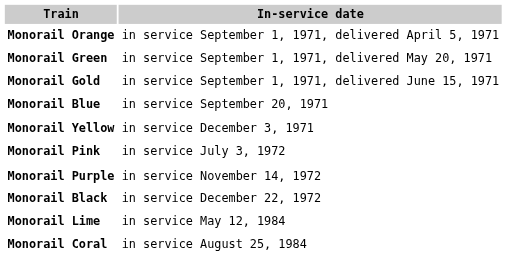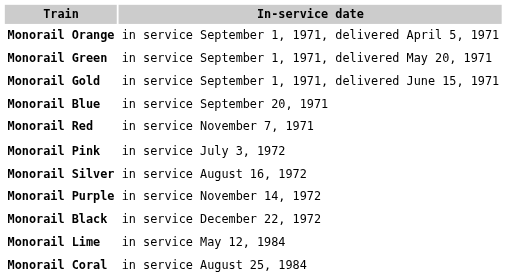+ row: (50, 126)
- row: (61, 128)
+ row: (61, 174)
